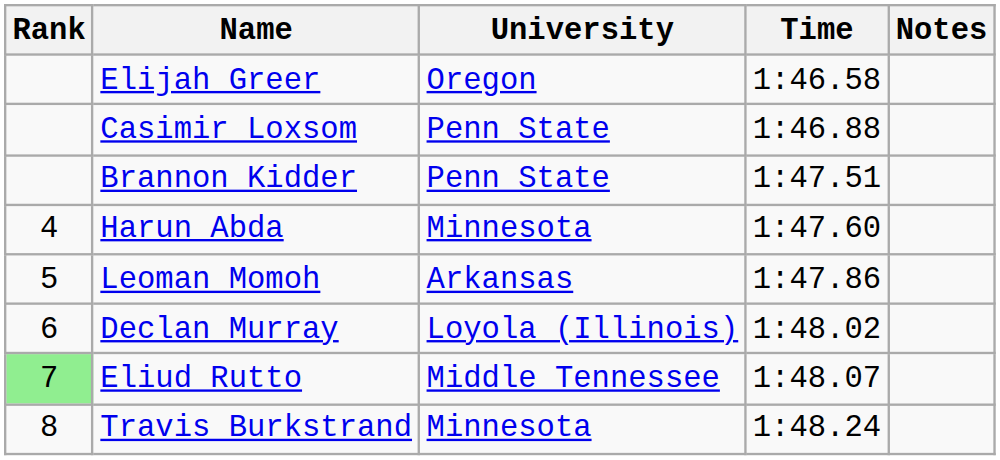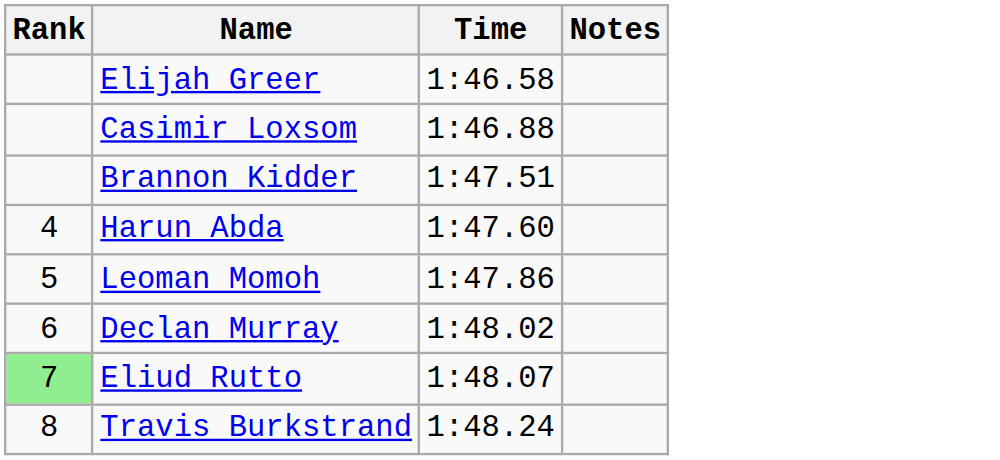- column: (582, 30)
